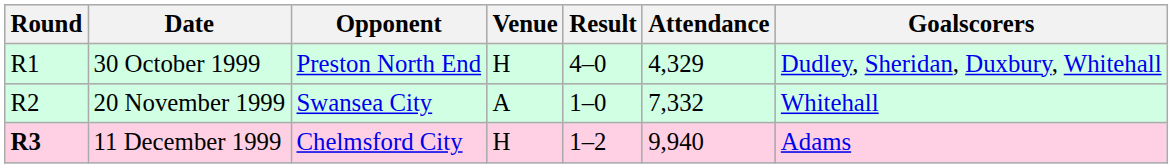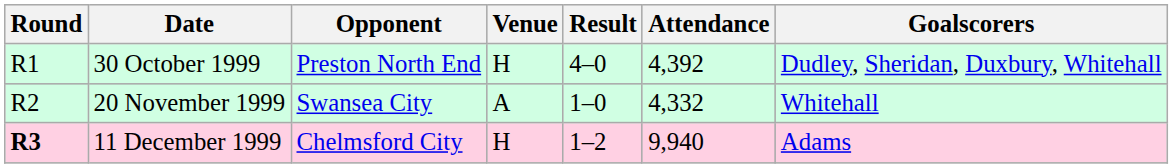(676, 63) 4,329 -> (676, 63) 4,392
(676, 102) 7,332 -> (676, 102) 4,332
